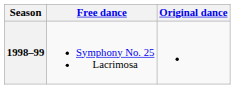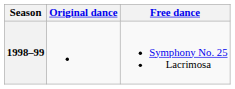columns swapped: (193, 13) <-> (102, 13)
